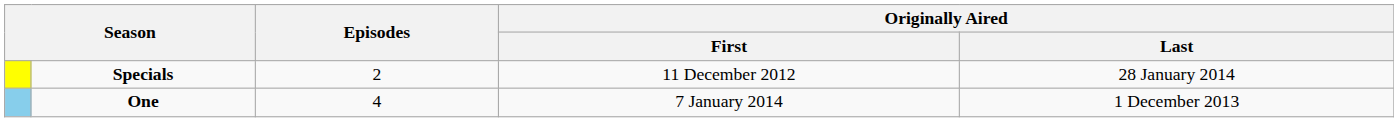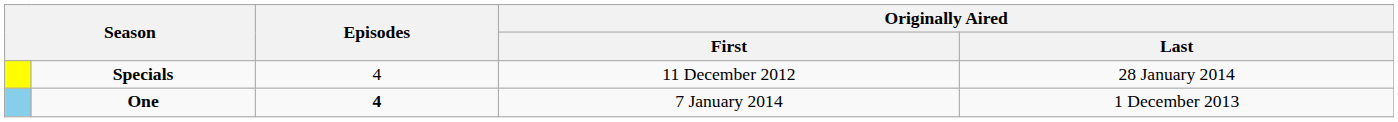(377, 74) 2 -> (377, 74) 4
(377, 102) normal -> (377, 102) bold
